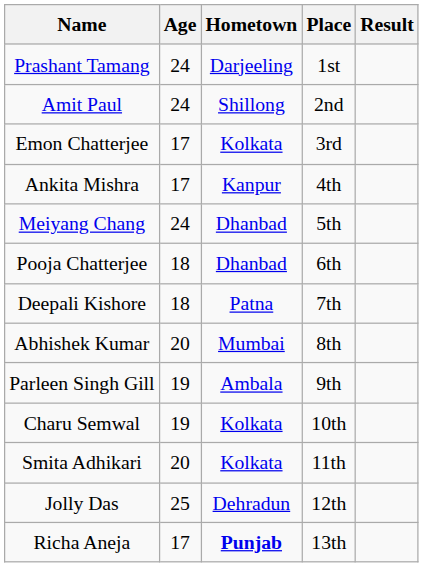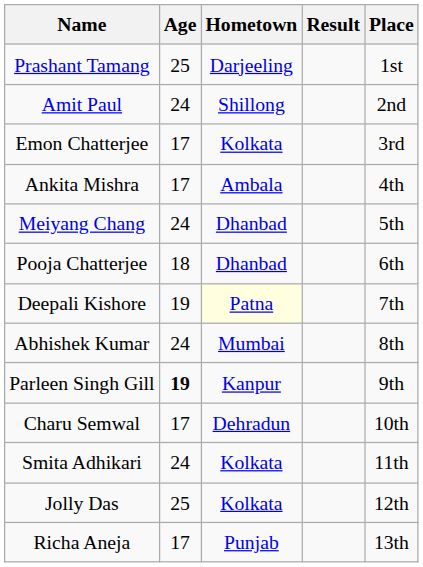columns swapped: (387, 25) <-> (329, 25)
(180, 64) 24 -> (180, 64) 25
(251, 184) Kanpur -> (251, 184) Ambala
(180, 303) 18 -> (180, 303) 19
(251, 303) no background -> (251, 303) lightyellow background
(180, 343) 20 -> (180, 343) 24
(180, 383) normal -> (180, 383) bold
(251, 383) Ambala -> (251, 383) Kanpur
(180, 423) 19 -> (180, 423) 17
(251, 423) Kolkata -> (251, 423) Dehradun
(180, 463) 20 -> (180, 463) 24
(251, 502) Dehradun -> (251, 502) Kolkata
(251, 542) bold -> (251, 542) normal
